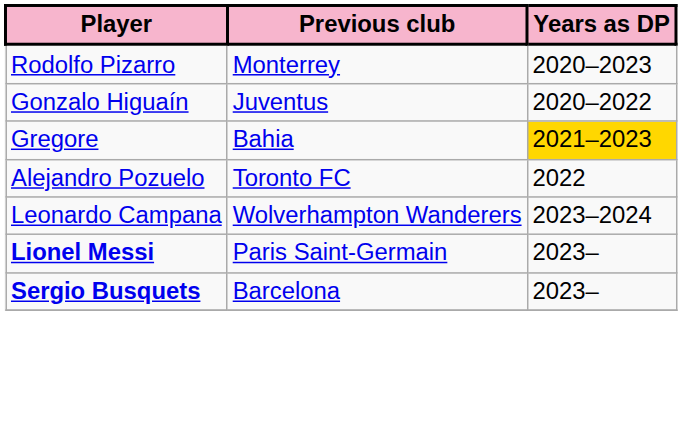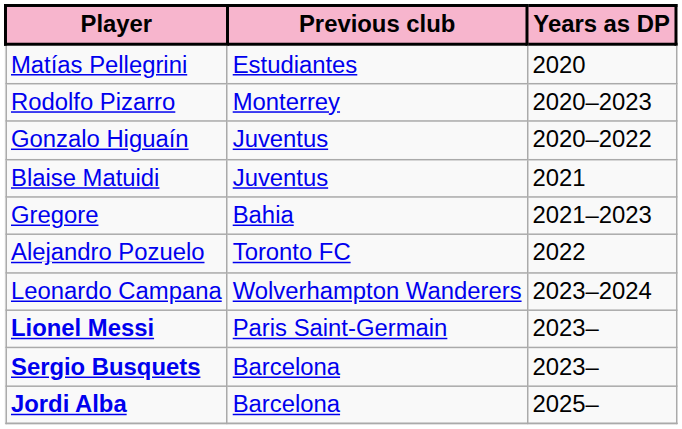+ row: (99, 64)
+ row: (85, 177)
(592, 139) gold background -> (592, 215) no background
+ row: (69, 404)
